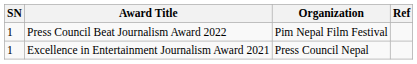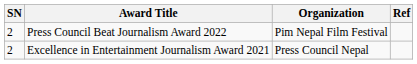(10, 31) 1 -> (10, 31) 2
(10, 50) 1 -> (10, 50) 2
